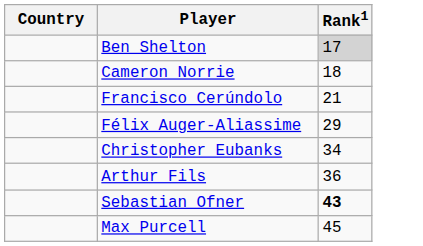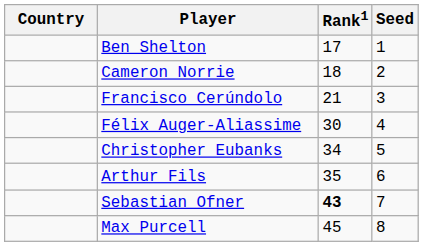+ column: (395, 20)
(332, 47) lightgrey background -> (332, 47) no background
(332, 125) 29 -> (332, 125) 30
(332, 177) 36 -> (332, 177) 35
